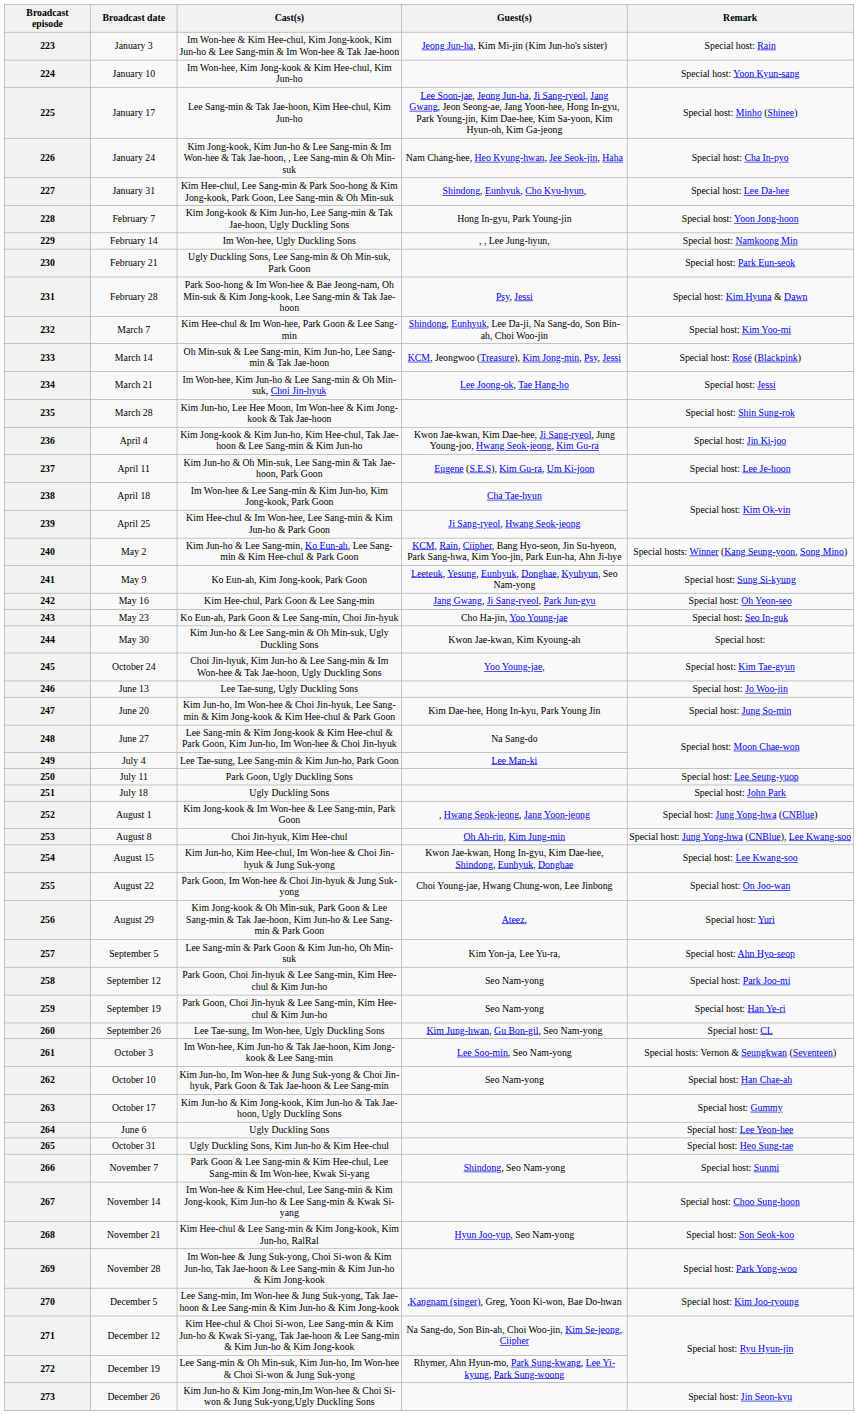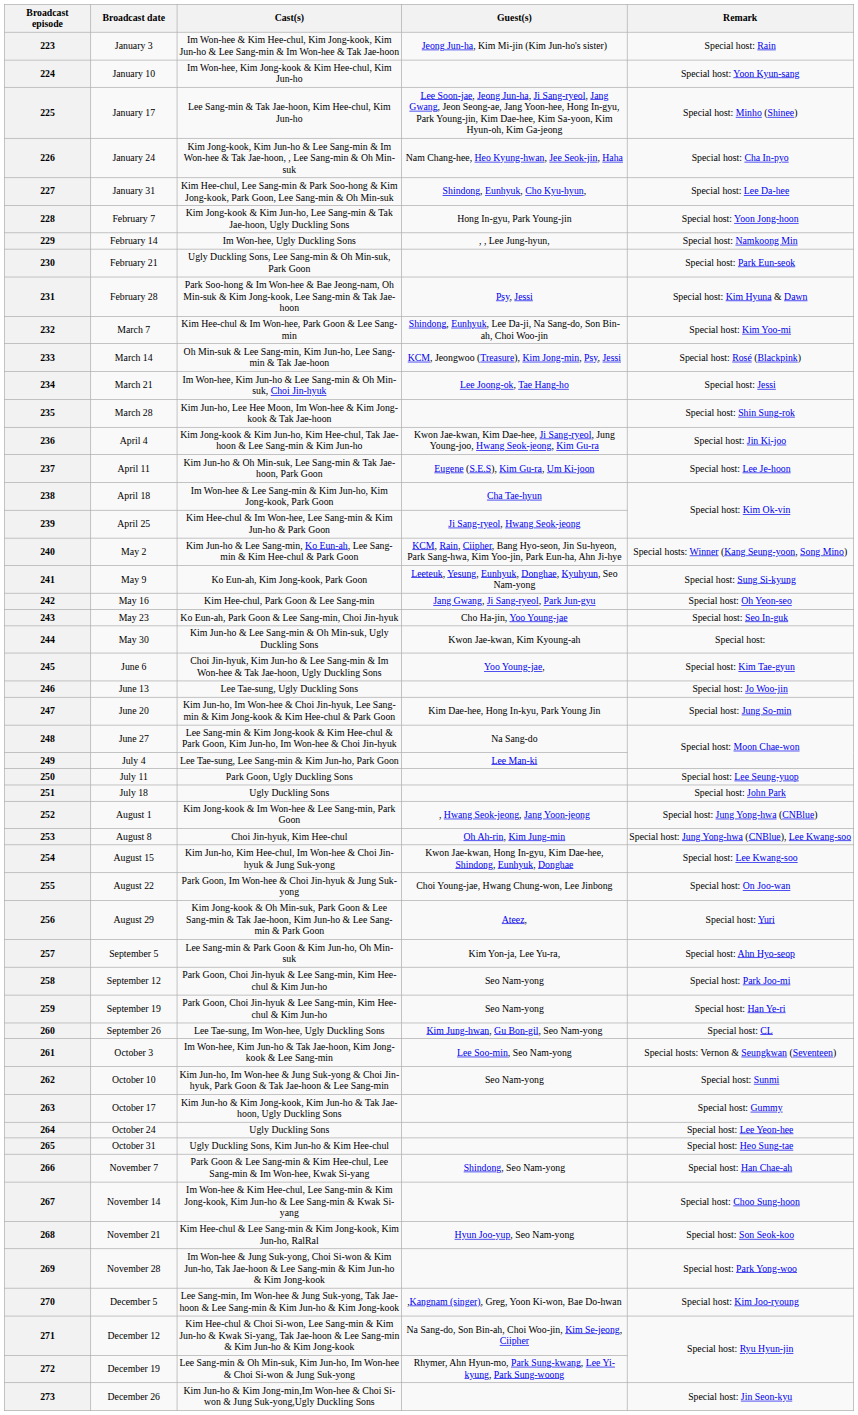(134, 667) October 24 -> (134, 667) June 6
(740, 1080) Special host: Han Chae-ah -> (740, 1080) Special host: Sunmi
(134, 1130) June 6 -> (134, 1130) October 24
(740, 1168) Special host: Sunmi -> (740, 1168) Special host: Han Chae-ah
